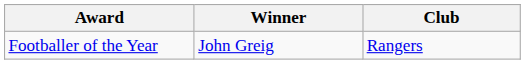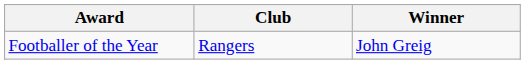columns swapped: (279, 18) <-> (442, 18)
